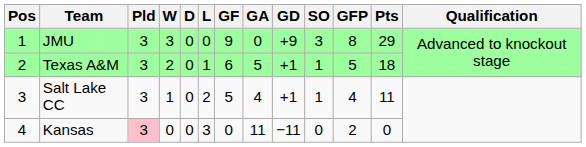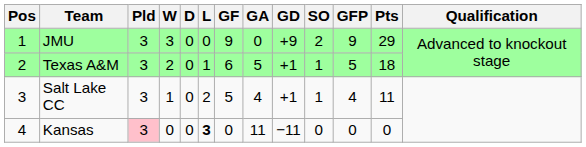(319, 40) 3 -> (319, 40) 2
(352, 40) 8 -> (352, 40) 9
(207, 130) normal -> (207, 130) bold
(352, 130) 2 -> (352, 130) 0
